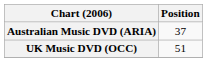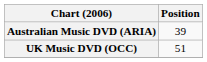(180, 31) 37 -> (180, 31) 39
